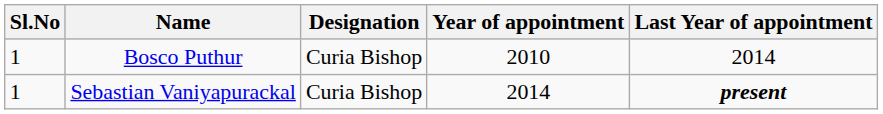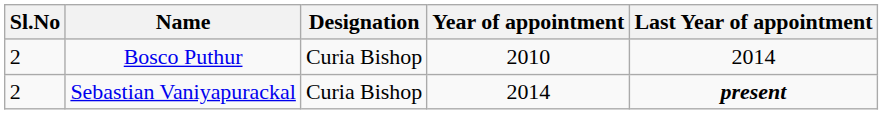(15, 56) 1 -> (15, 56) 2
(15, 91) 1 -> (15, 91) 2
